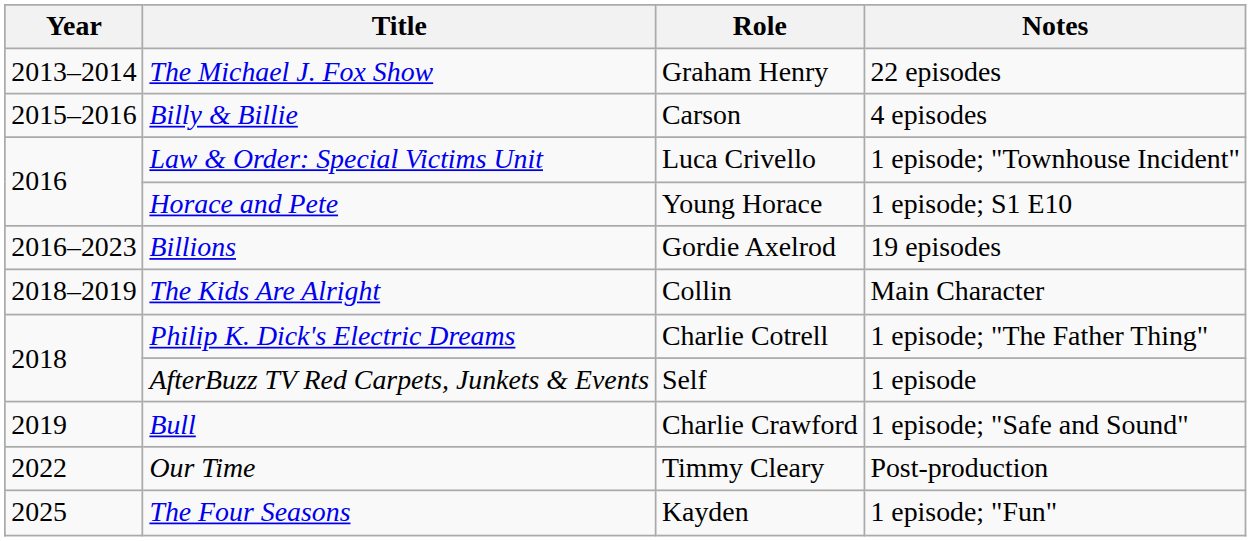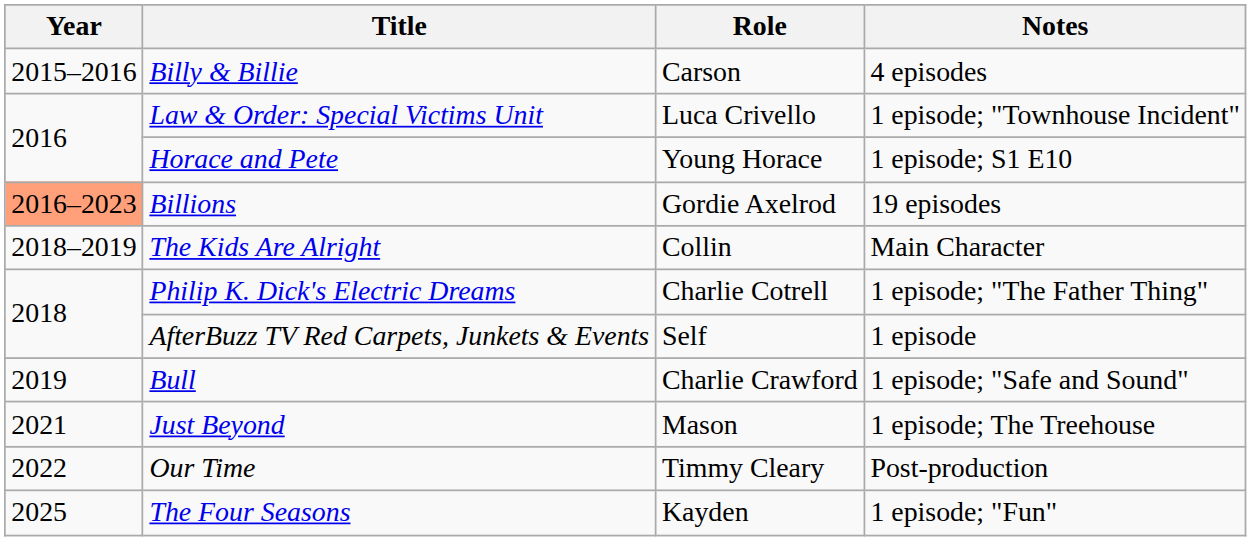- row: (291, 70)
(74, 247) no background -> (74, 203) lightsalmon background
+ row: (217, 423)
